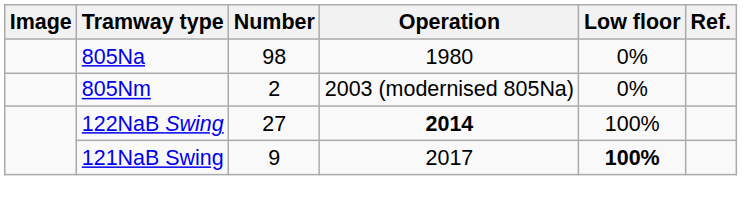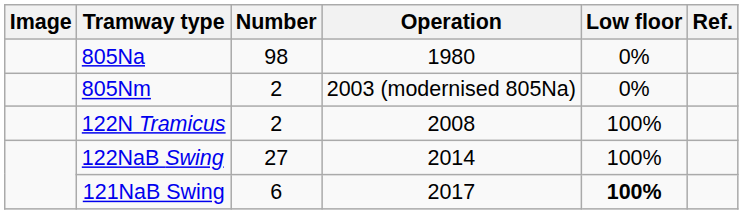+ row: (154, 124)
(449, 124) bold -> (451, 158) normal
(274, 158) 9 -> (276, 192) 6
